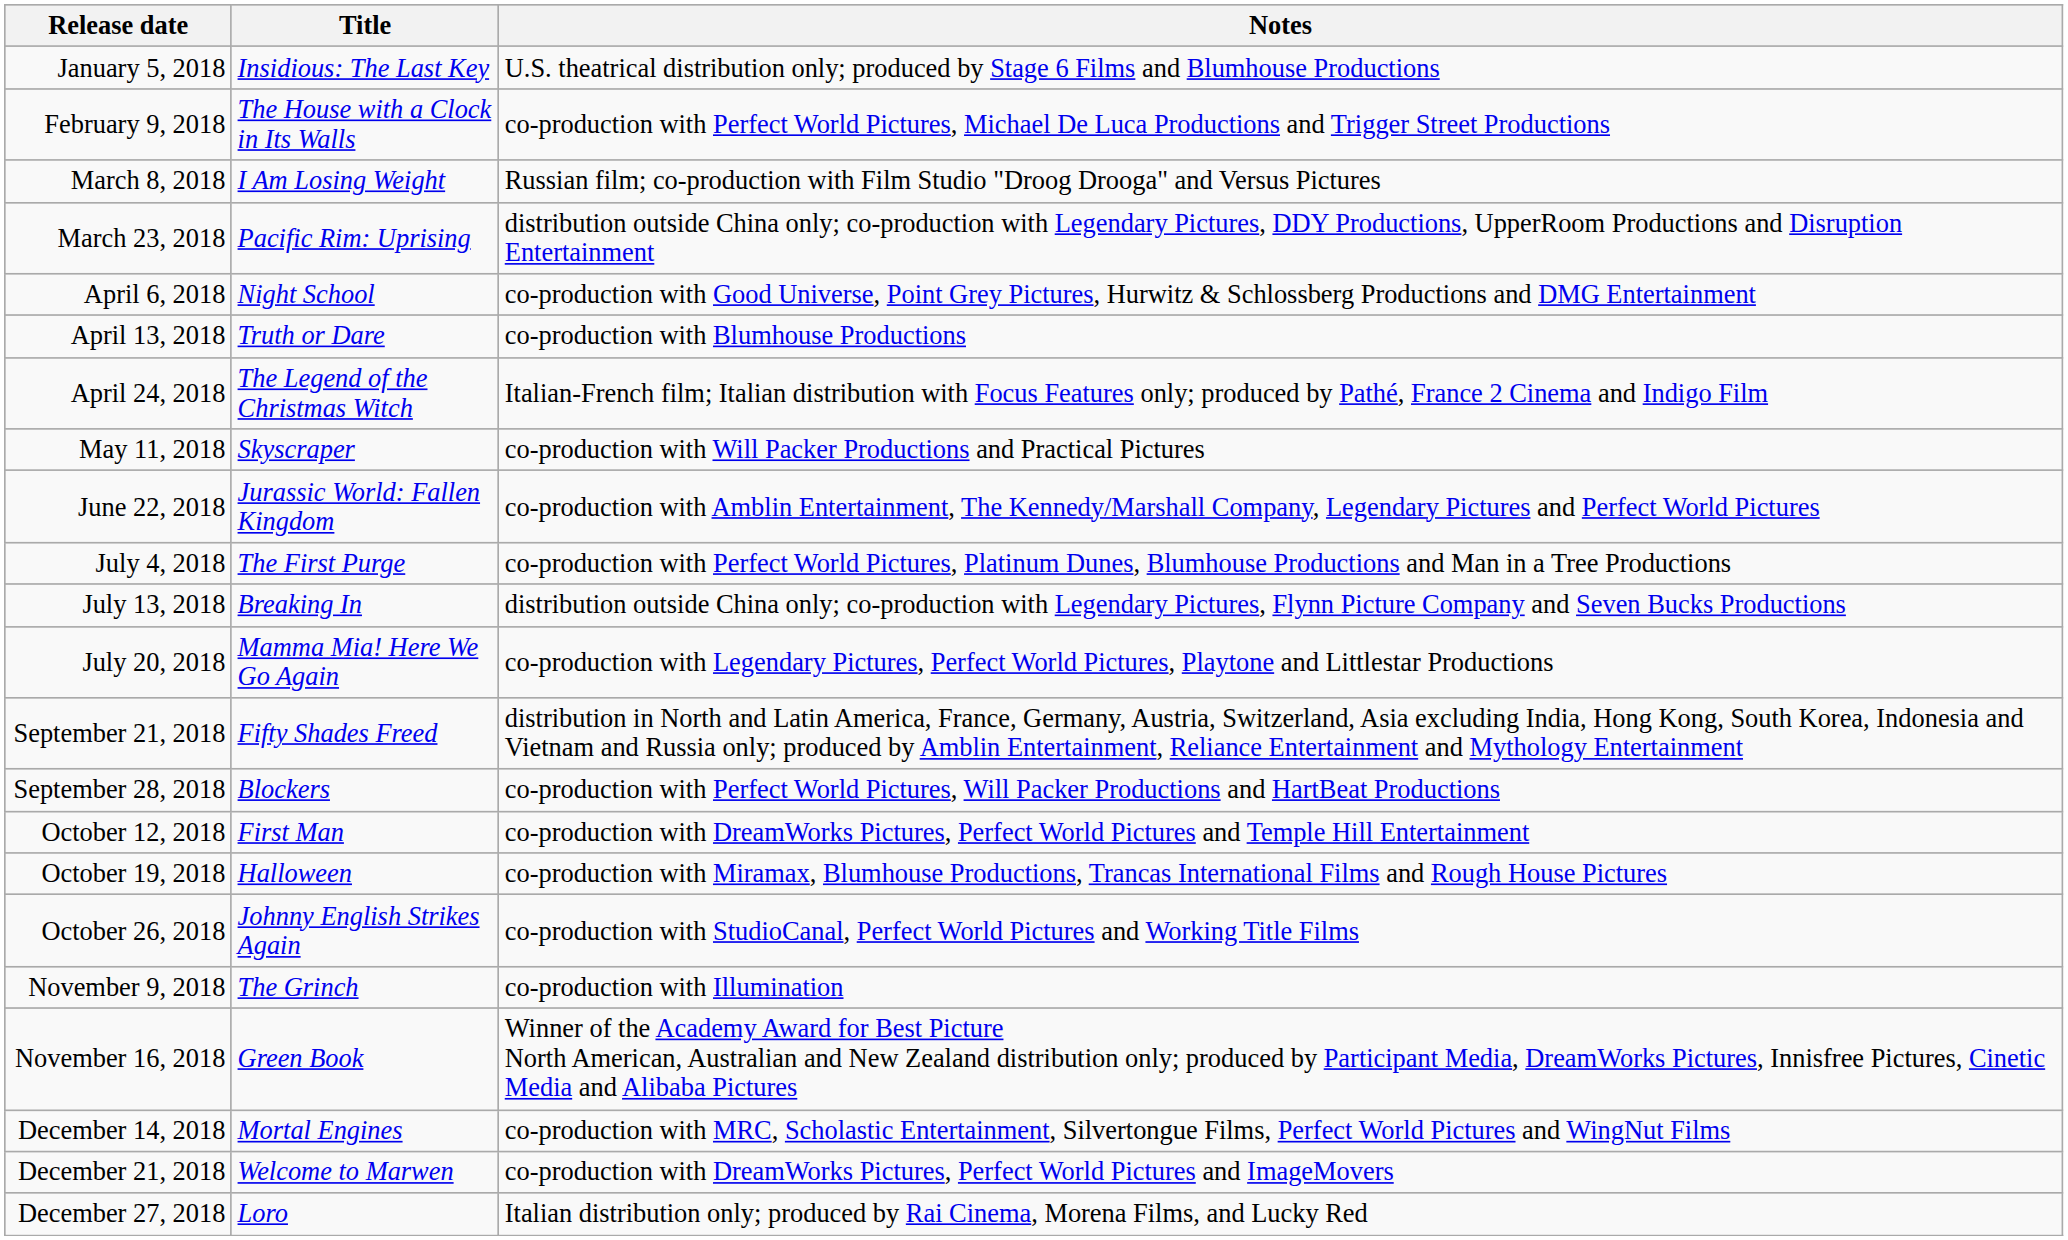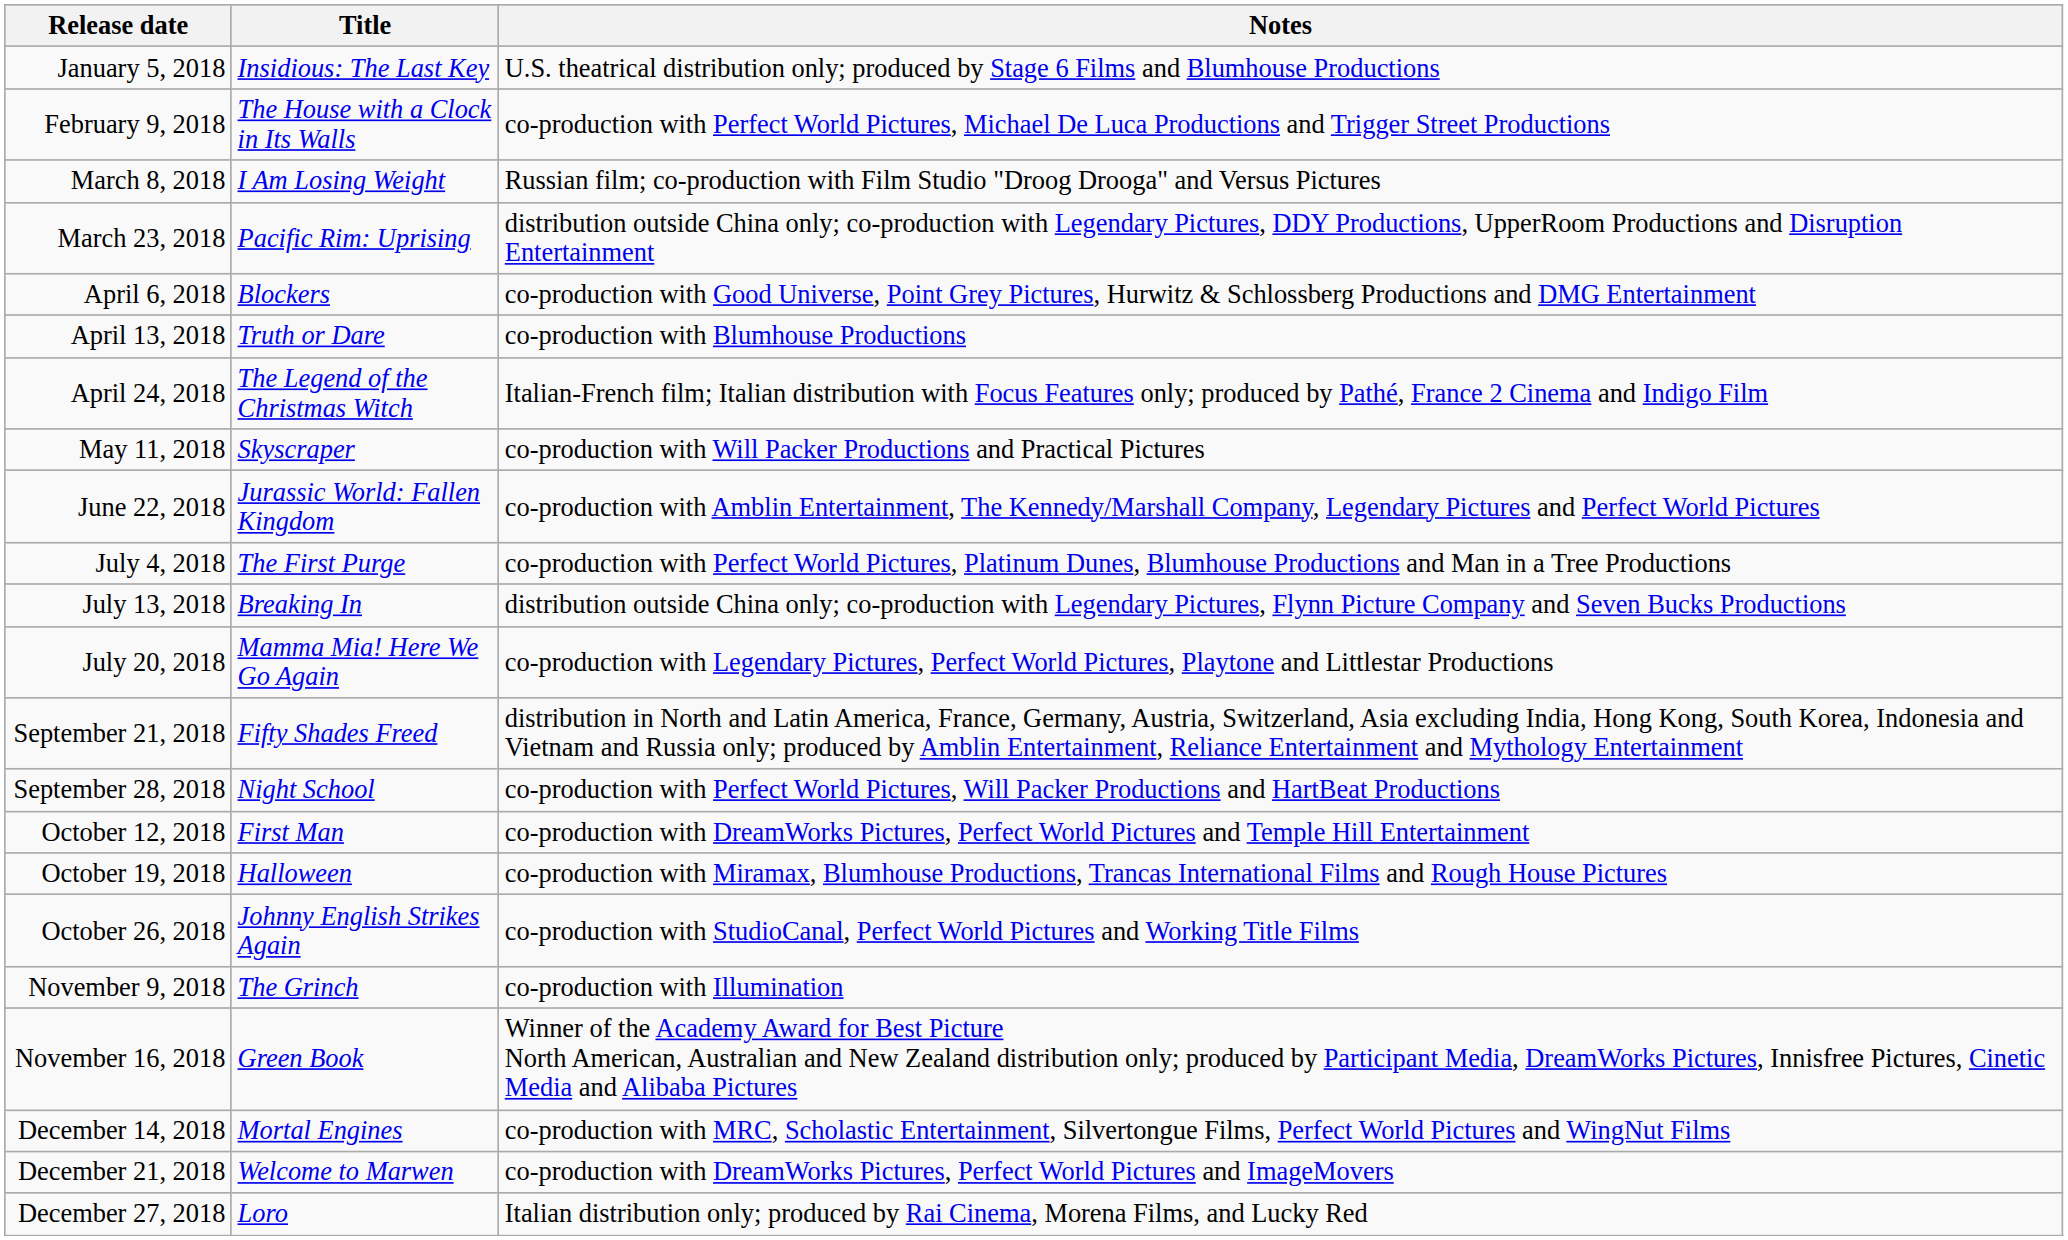(306, 294) Night School -> (284, 294) Blockers
(284, 789) Blockers -> (306, 789) Night School
